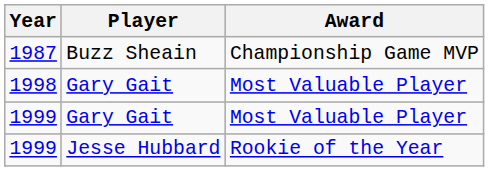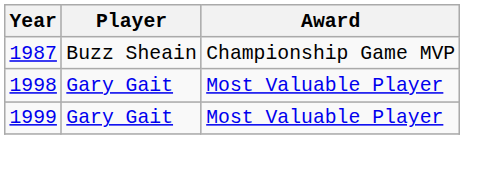- row: (33, 150)
